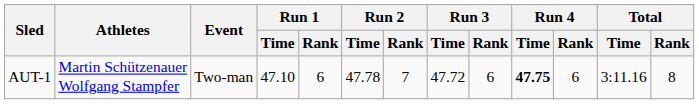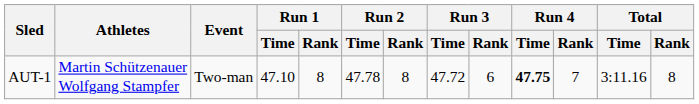(320, 77) 6 -> (320, 77) 8
(405, 77) 7 -> (405, 77) 8
(575, 77) 6 -> (575, 77) 7
